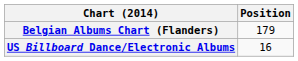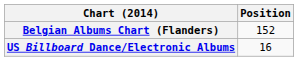(266, 30) 179 -> (266, 30) 152
